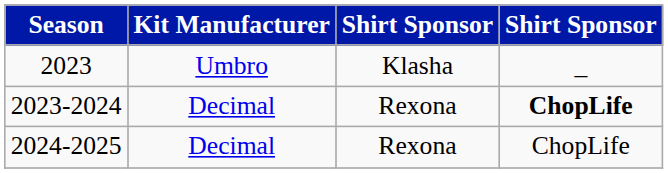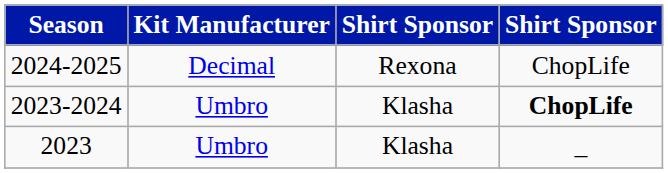rows swapped: (66, 65) <-> (66, 146)
(232, 106) Decimal -> (232, 106) Umbro
(417, 106) Rexona -> (417, 106) Klasha
